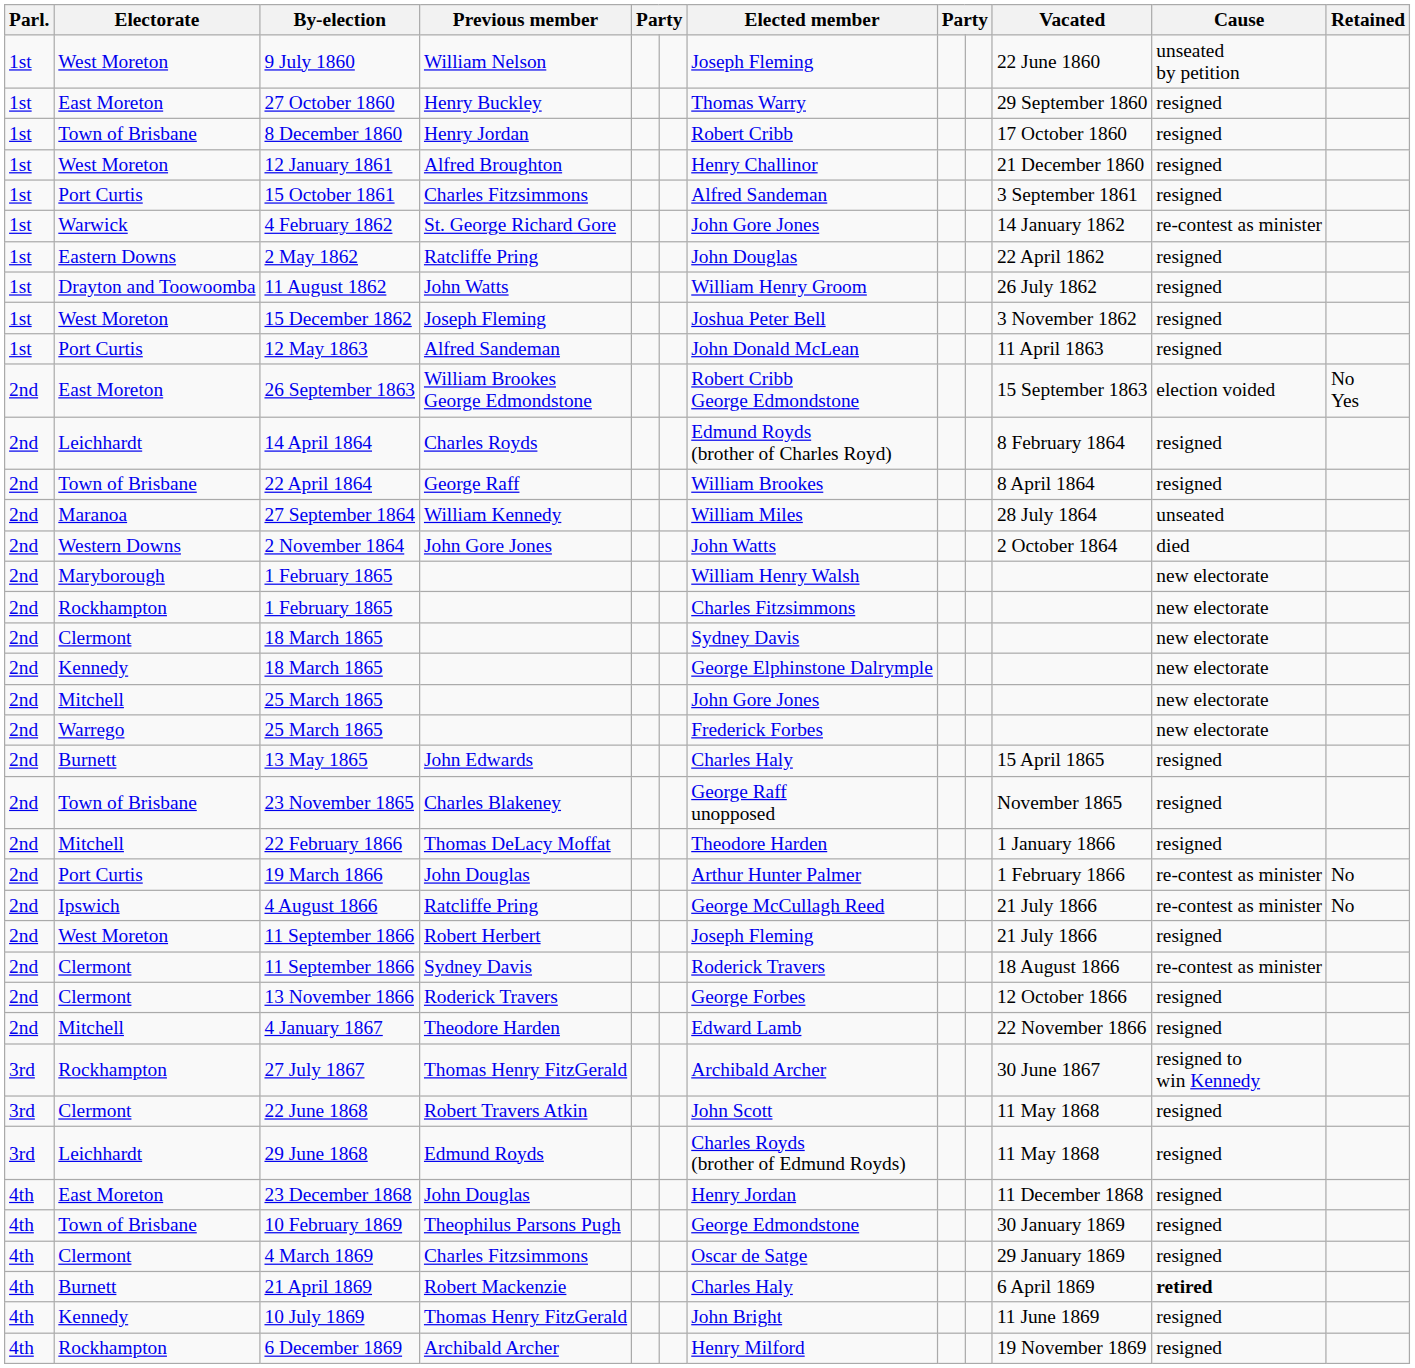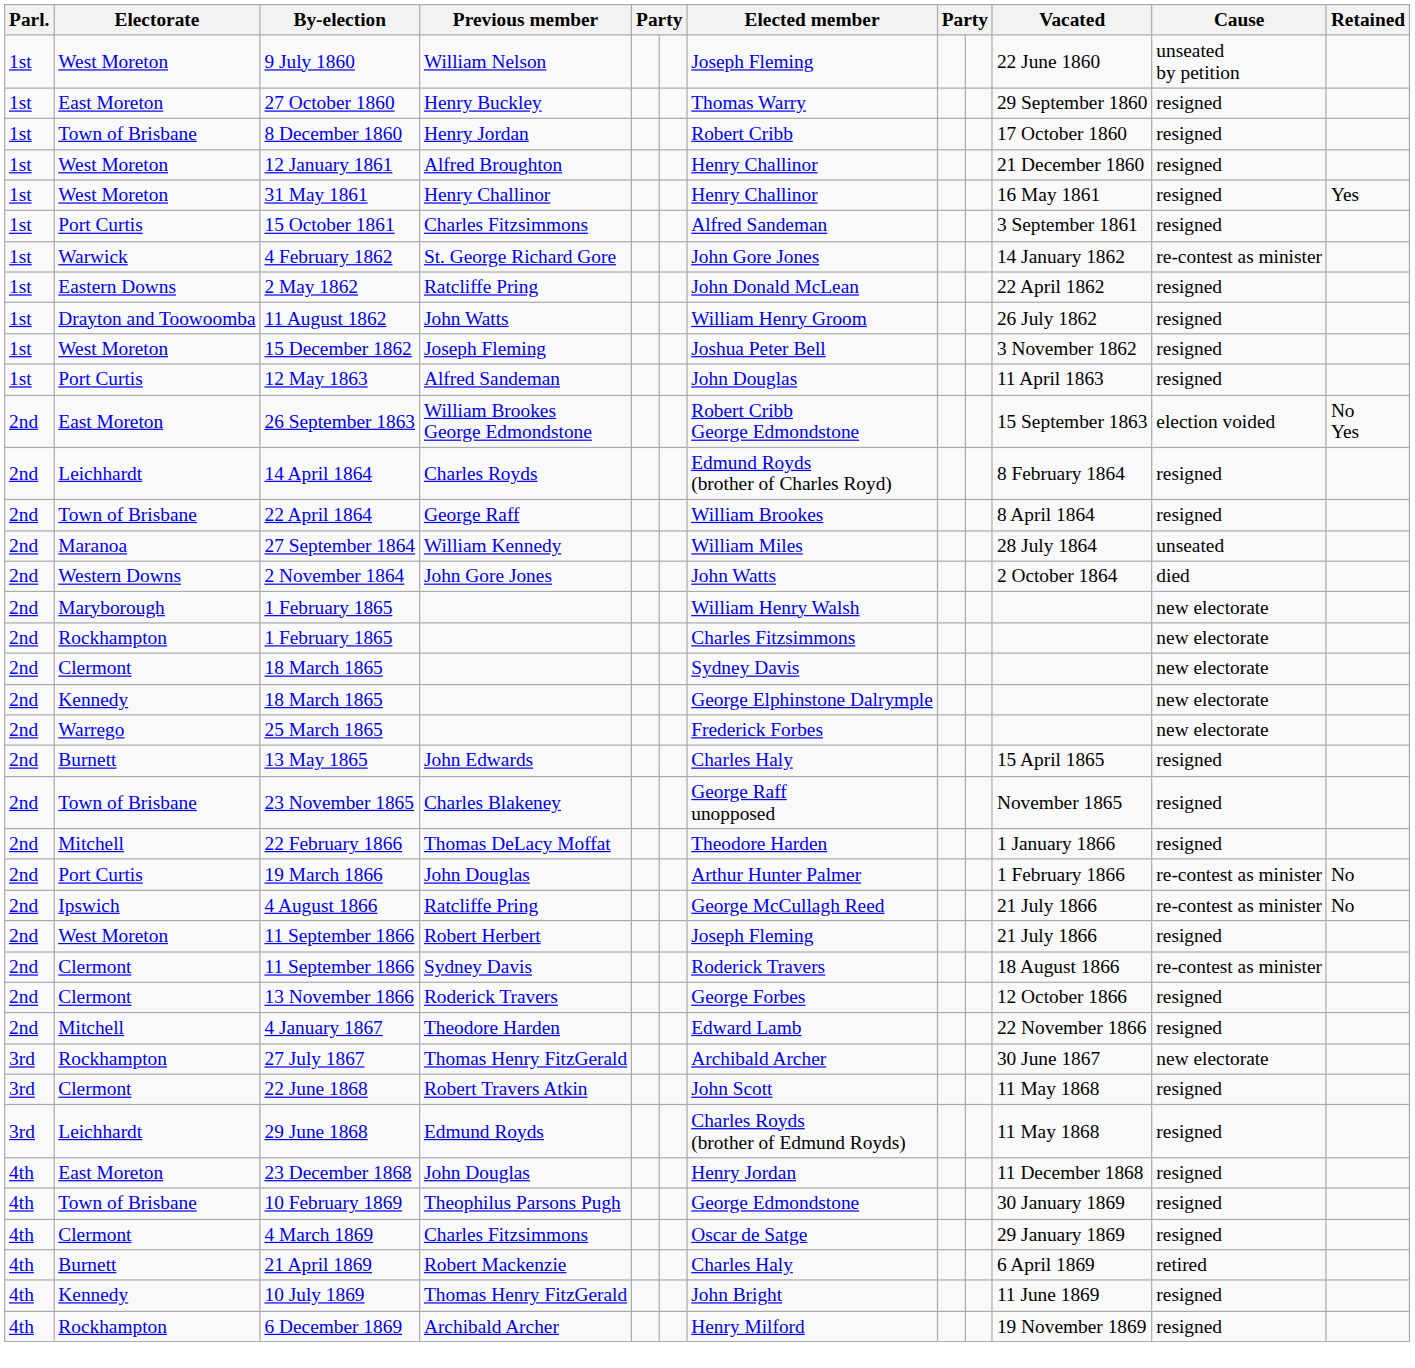+ row: (113, 195)
(744, 256) John Douglas -> (775, 287) John Donald McLean
(775, 348) John Donald McLean -> (744, 379) John Douglas
- row: (91, 699)
(1208, 1069) resigned to win Kennedy -> (1213, 1058) new electorate
(1185, 1286) bold -> (1182, 1264) normal
